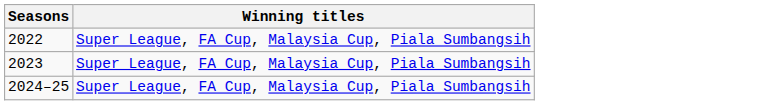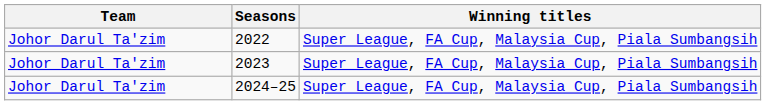+ column: (118, 16)
